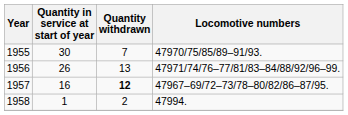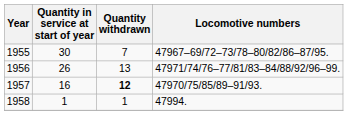(209, 52) 47970/75/85/89–91/93. -> (242, 52) 47967–69/72–73/78–80/82/86–87/95.
(242, 85) 47967–69/72–73/78–80/82/86–87/95. -> (209, 85) 47970/75/85/89–91/93.
(125, 102) 2 -> (125, 102) 1
